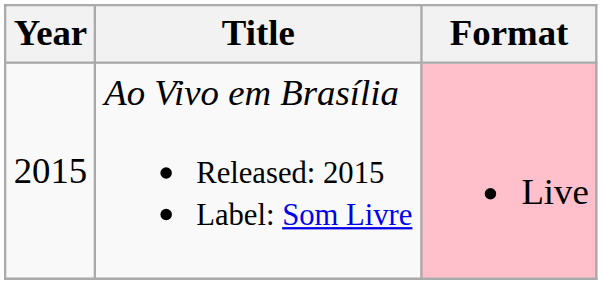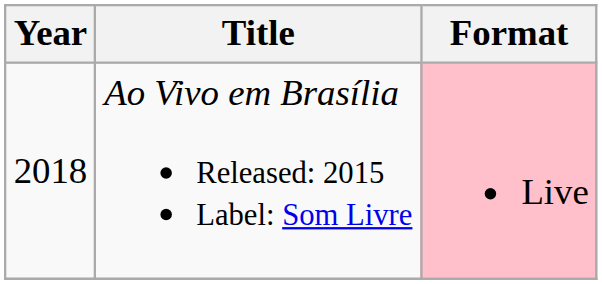(50, 170) 2015 -> (50, 170) 2018
